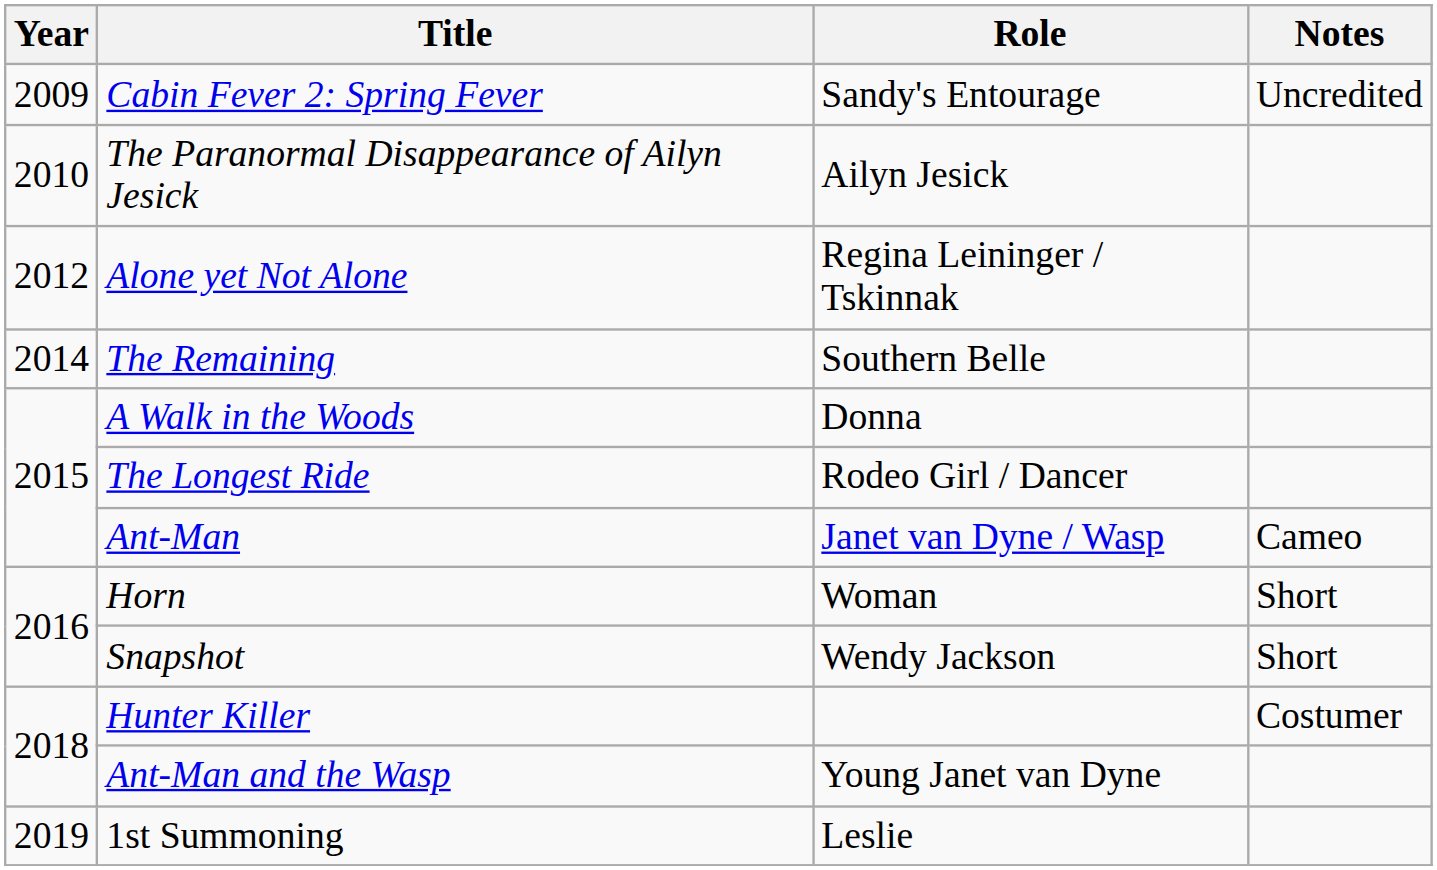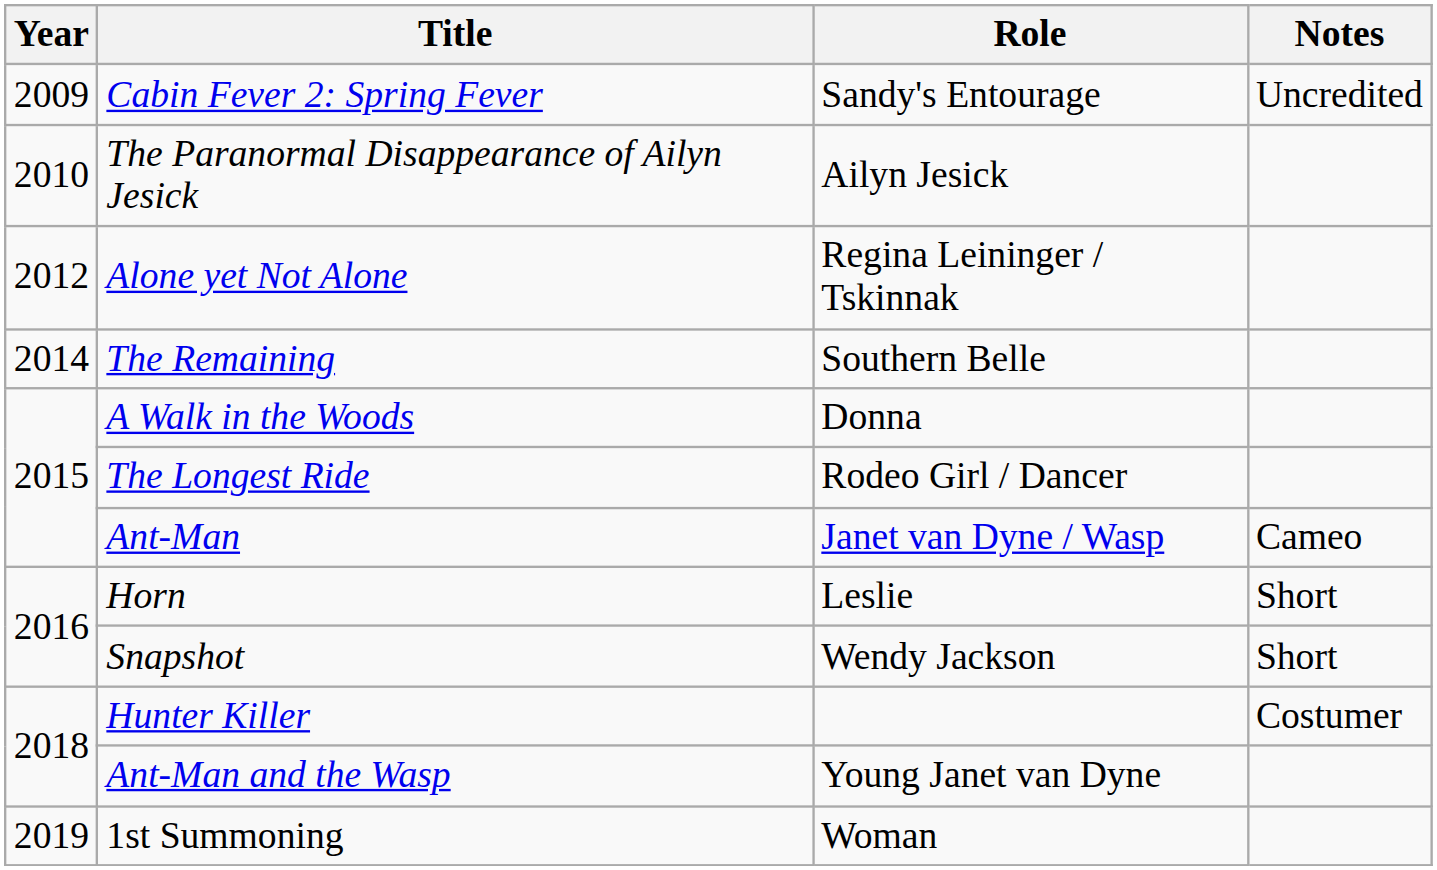(879, 595) Woman -> (867, 595) Leslie
(867, 834) Leslie -> (879, 834) Woman
